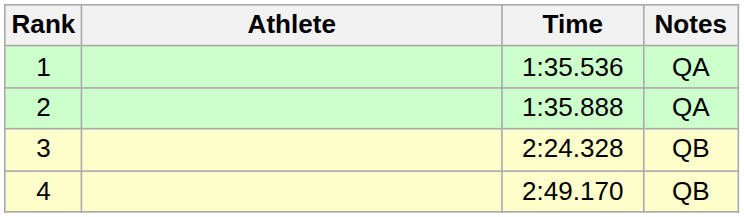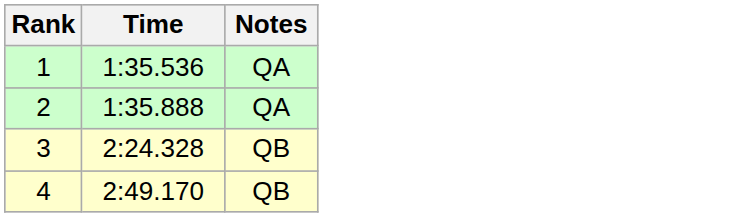- column: (292, 25)
